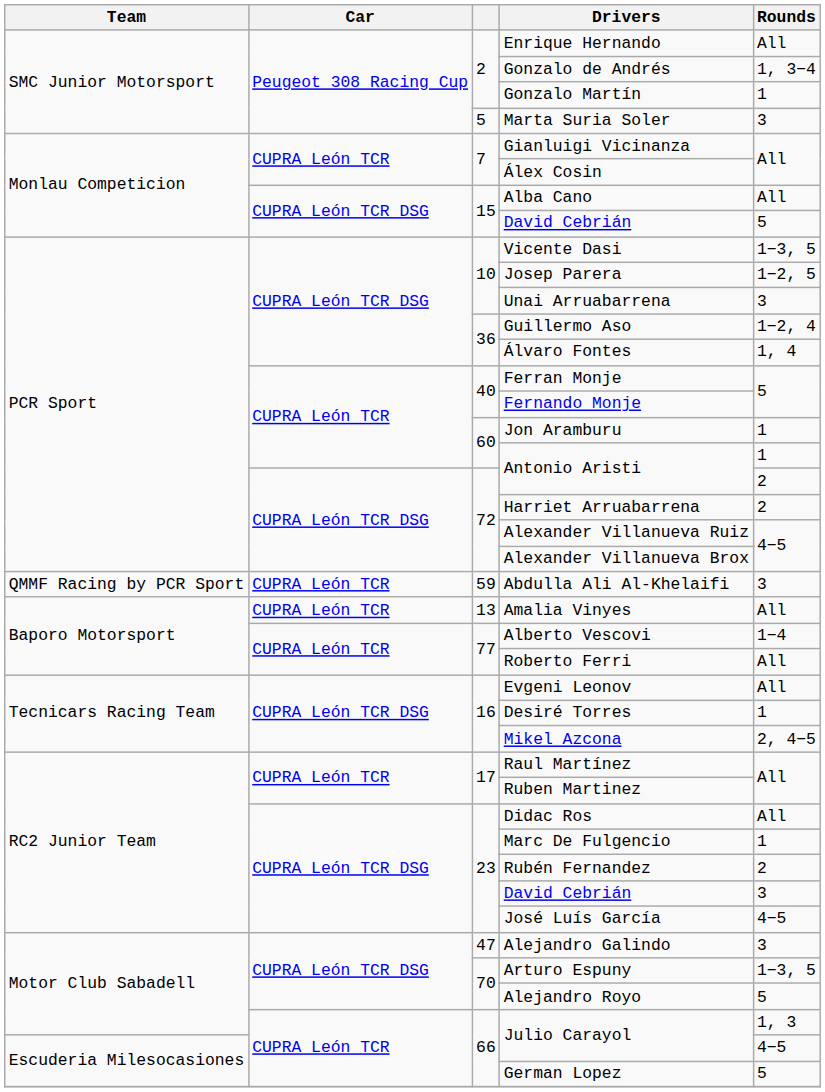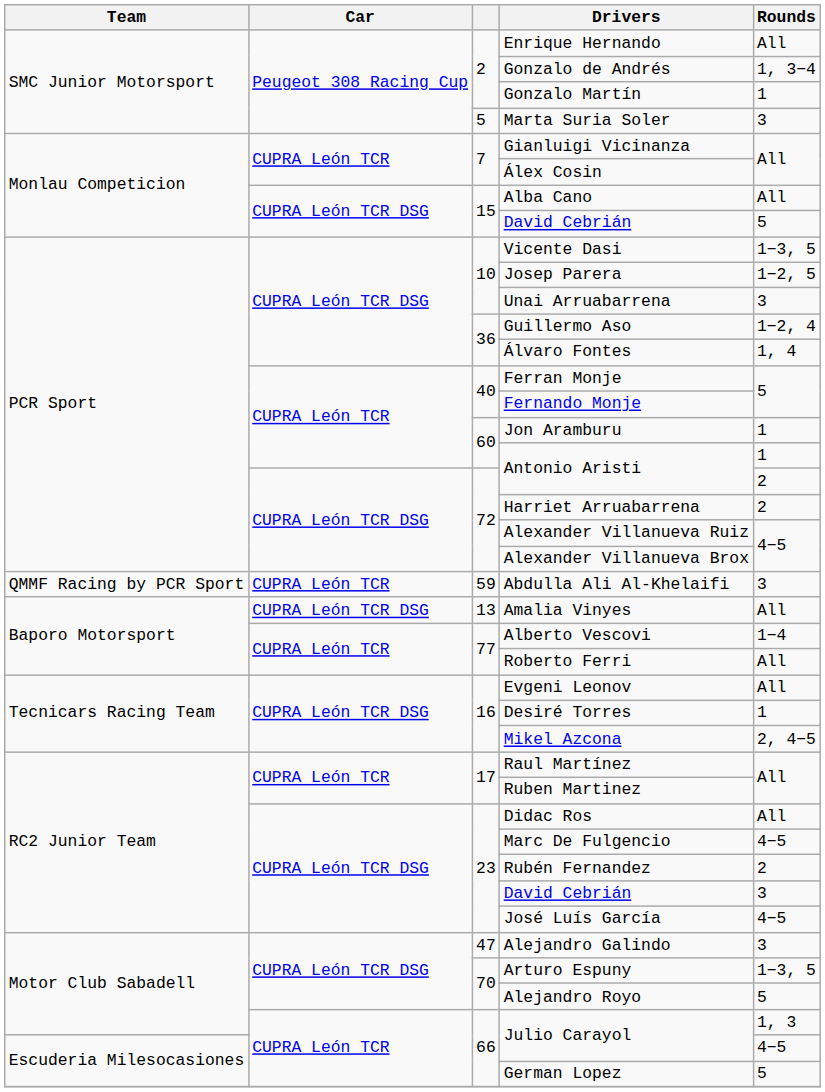(321, 610) CUPRA León TCR -> (341, 610) CUPRA León TCR DSG
(762, 842) 1 -> (772, 842) 4−5
